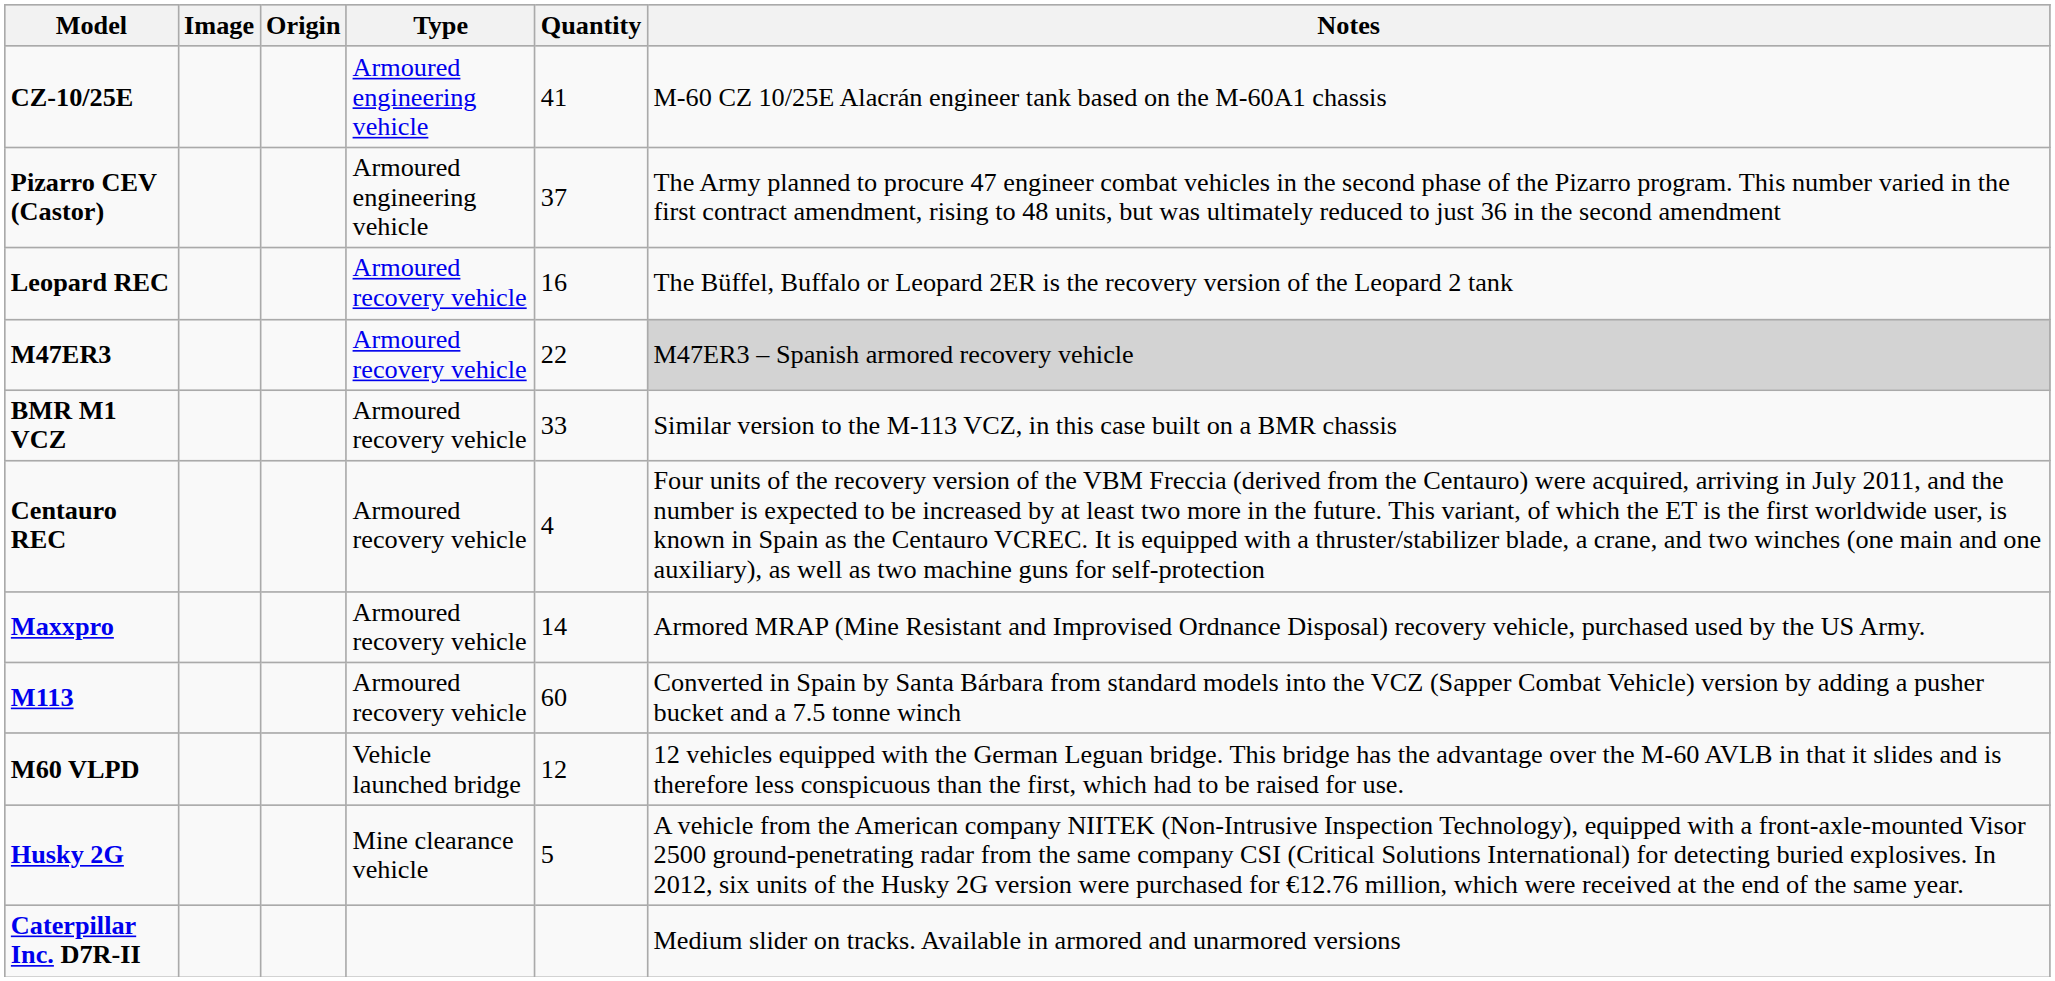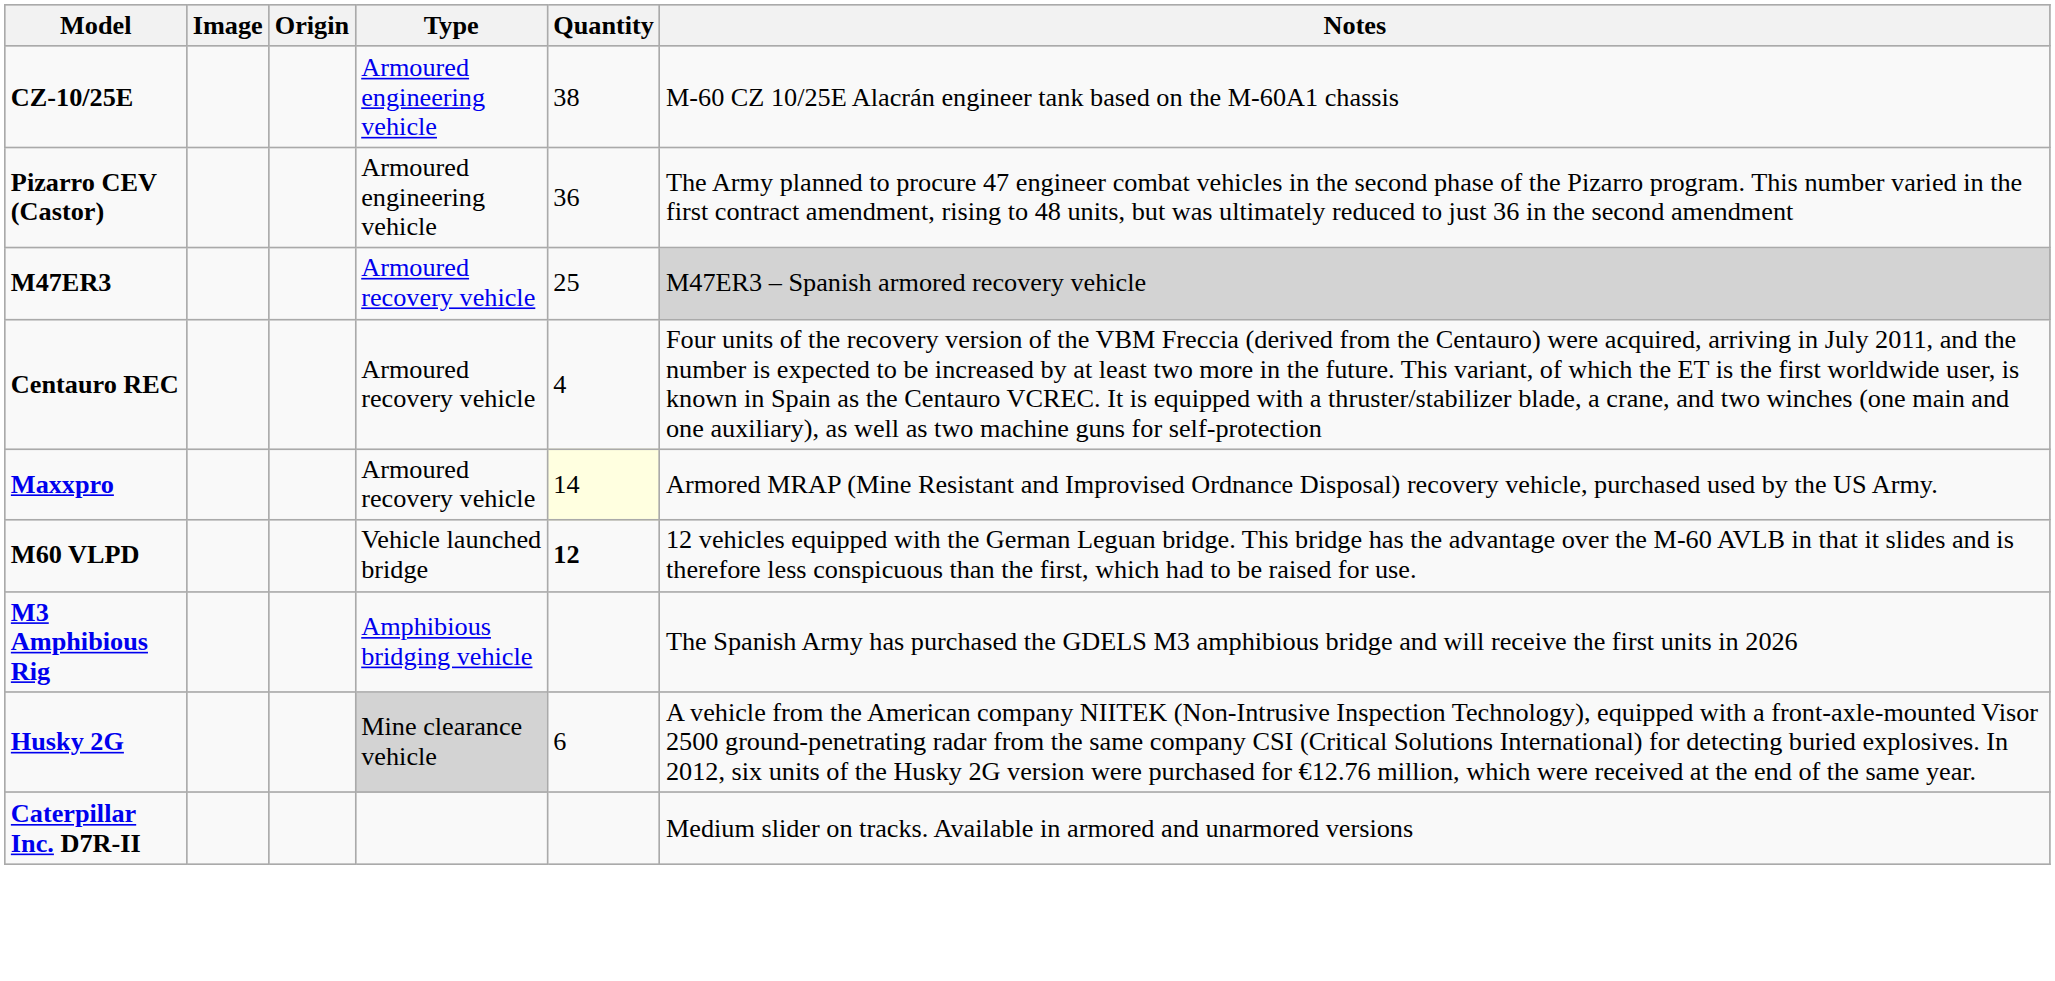(554, 96) 41 -> (566, 96) 38
(554, 197) 37 -> (566, 197) 36
- row: (90, 282)
(554, 354) 22 -> (566, 282) 25
- row: (64, 425)
(554, 626) no background -> (566, 484) lightyellow background
- row: (42, 697)
(554, 768) normal -> (566, 555) bold
+ row: (79, 641)
(433, 854) no background -> (442, 741) lightgrey background
(547, 854) 5 -> (560, 741) 6
